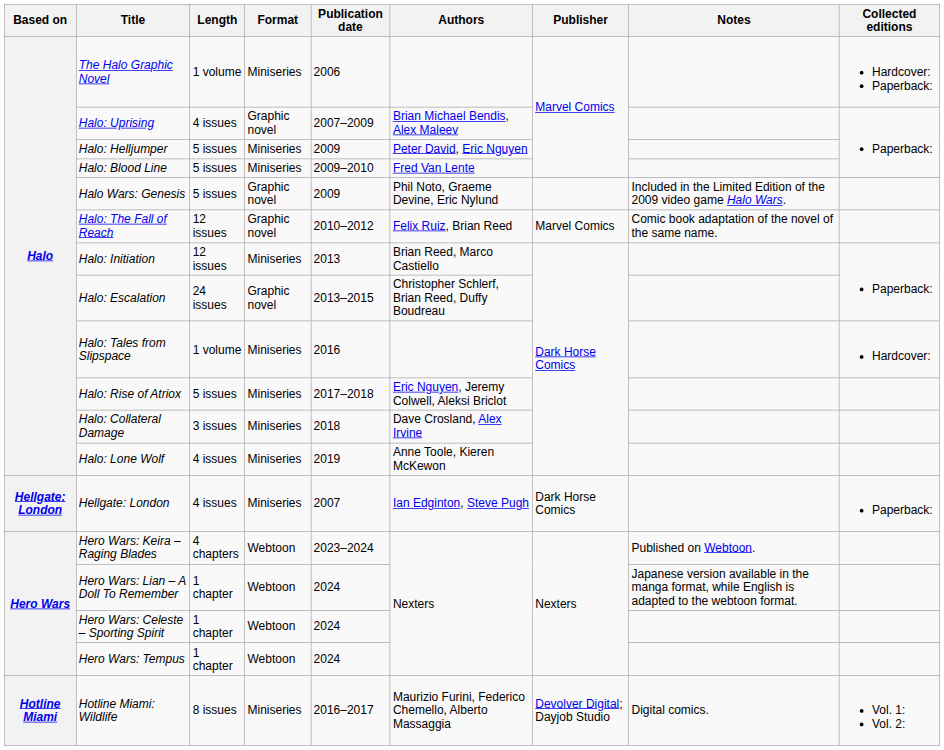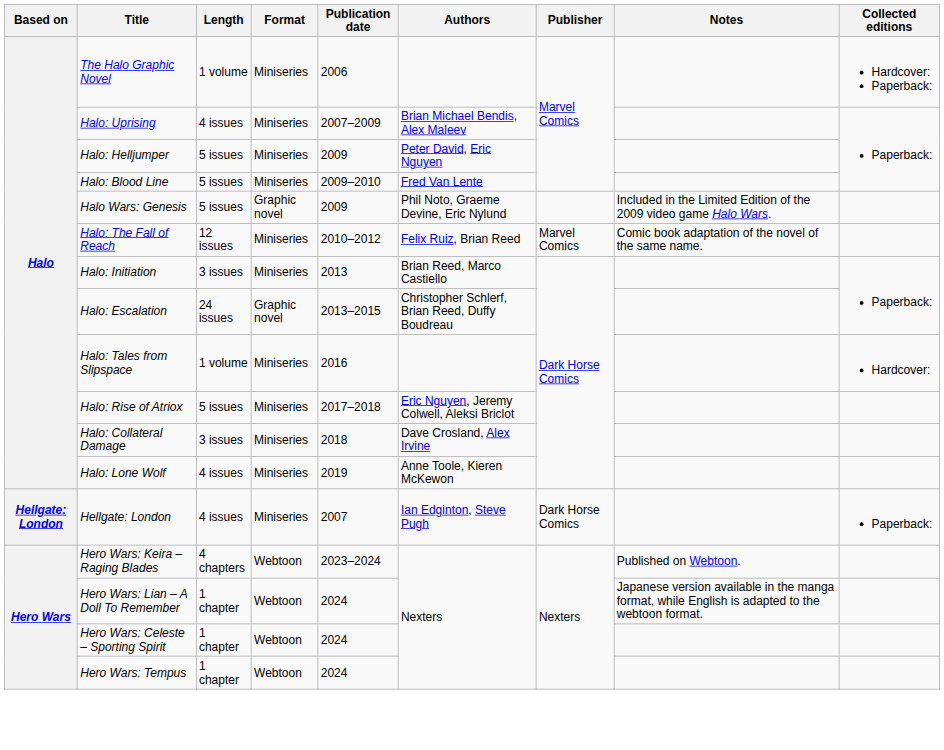(269, 123) Graphic novel -> (281, 123) Miniseries
(269, 226) Graphic novel -> (281, 239) Miniseries
(210, 258) 12 issues -> (221, 272) 3 issues
- row: (117, 710)
